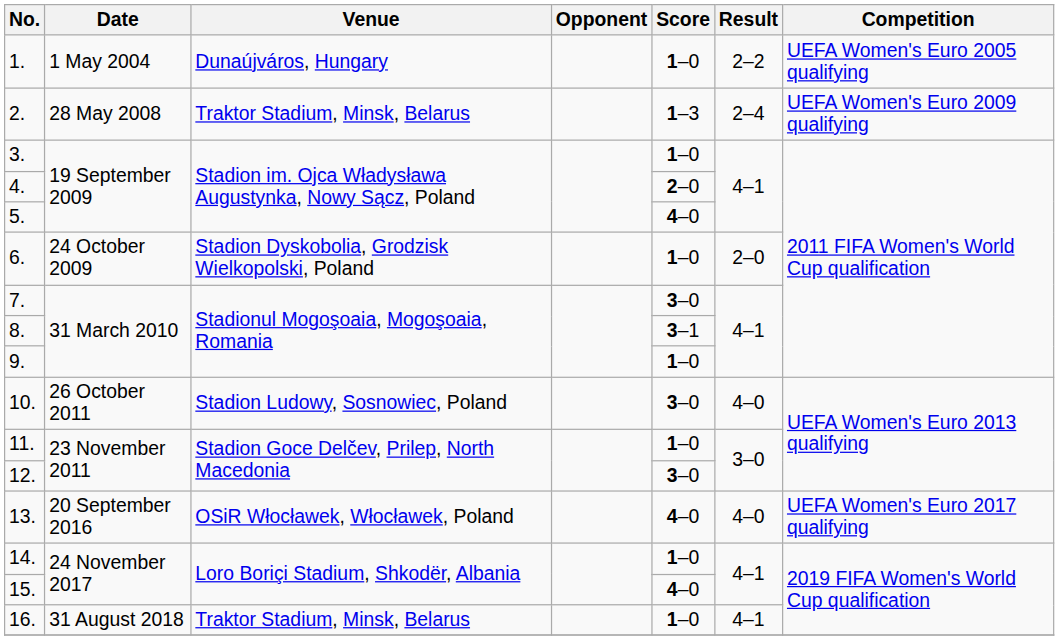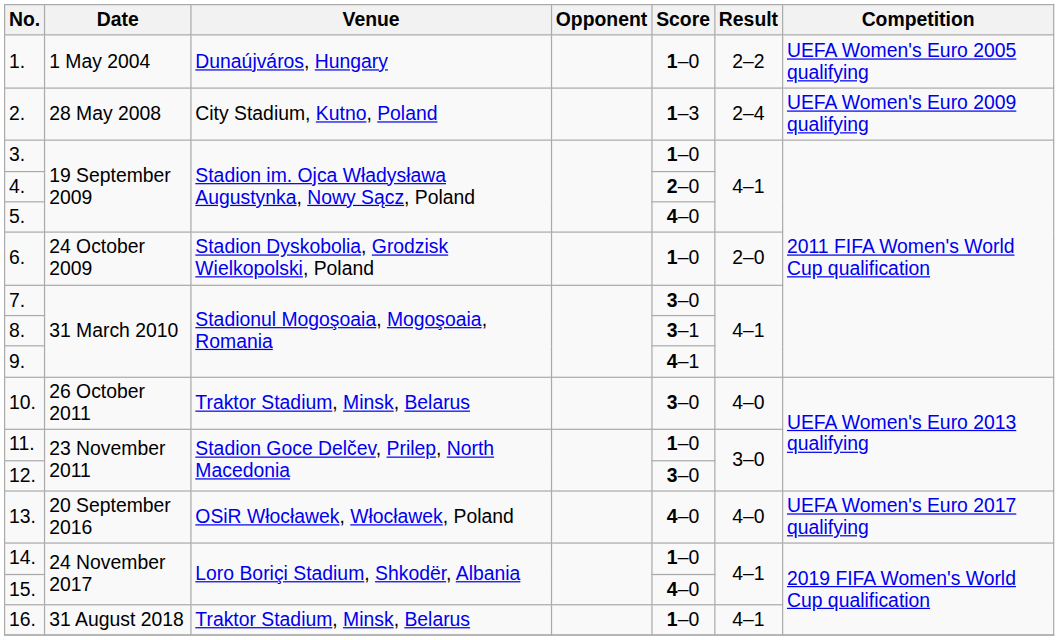(333, 113) Traktor Stadium, Minsk, Belarus -> (316, 113) City Stadium, Kutno, Poland
(683, 361) 1–0 -> (683, 361) 4–1
(351, 403) Stadion Ludowy, Sosnowiec, Poland -> (333, 403) Traktor Stadium, Minsk, Belarus
